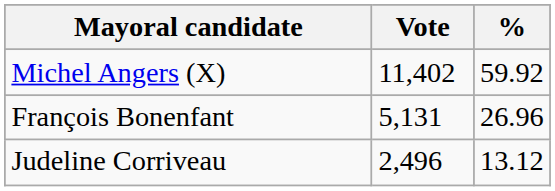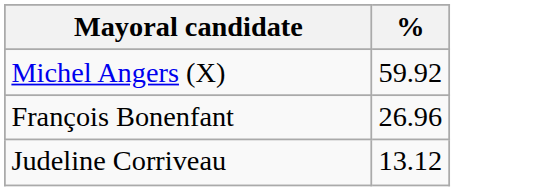- column: (423, 26)
